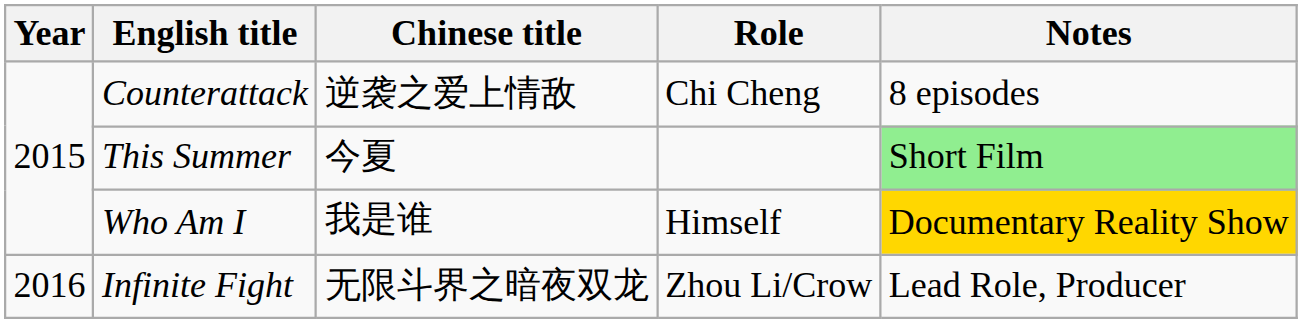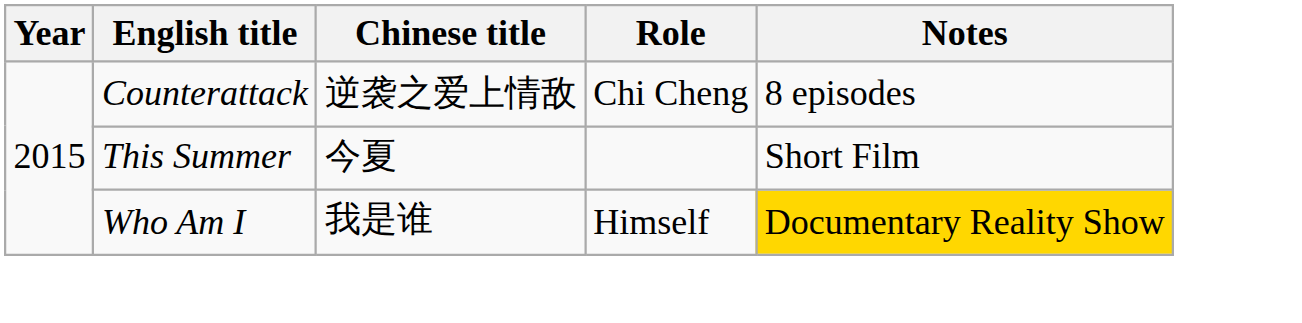(966, 157) lightgreen background -> (842, 157) no background
- row: (198, 285)
